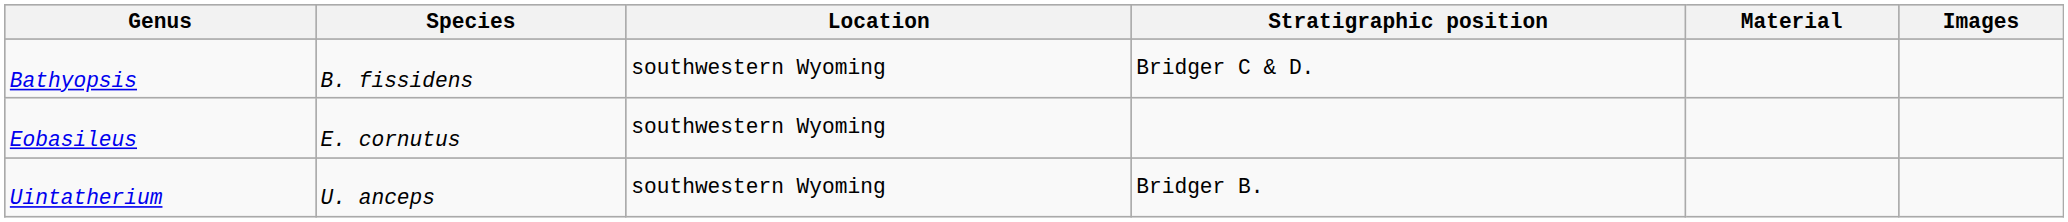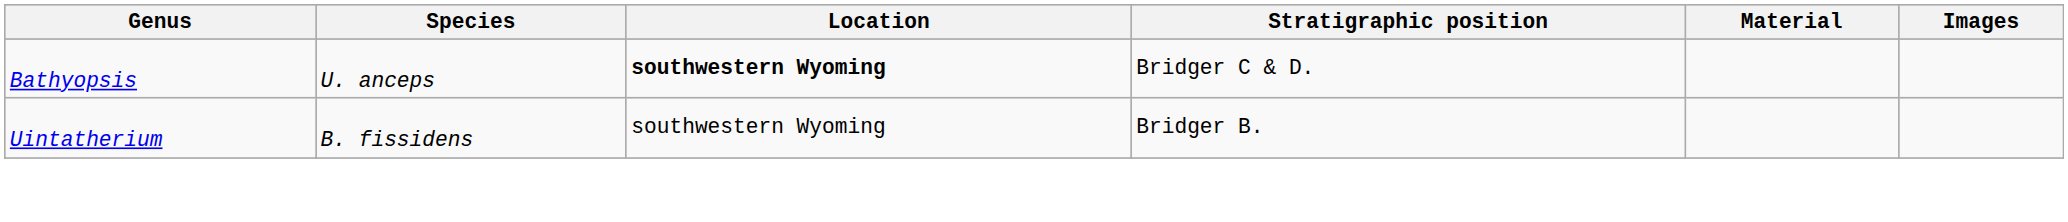(397, 81) B. fissidens -> (378, 81) U. anceps
(758, 69) normal -> (758, 69) bold
- row: (73, 140)
(378, 199) U. anceps -> (397, 140) B. fissidens
